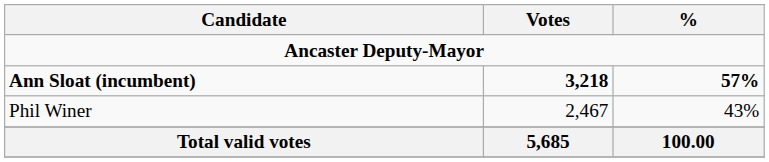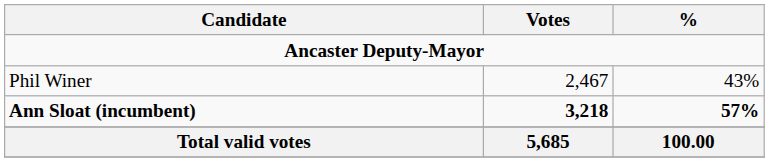rows swapped: (102, 80) <-> (50, 111)
